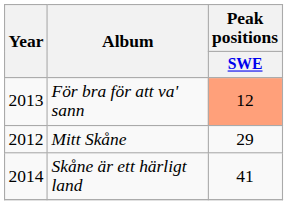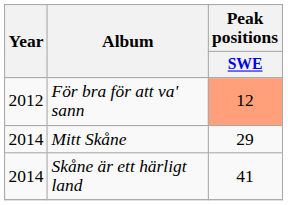(26, 101) 2013 -> (26, 101) 2012
(26, 138) 2012 -> (26, 138) 2014
